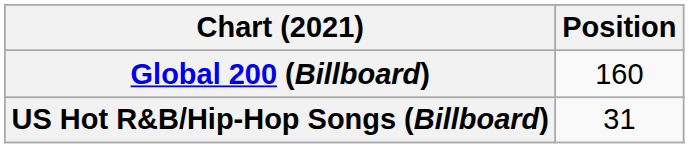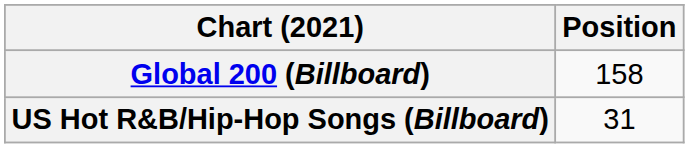(619, 73) 160 -> (619, 73) 158
